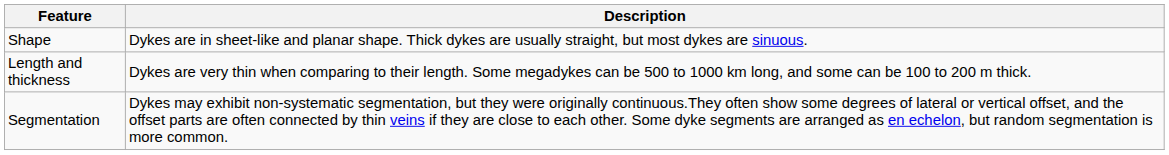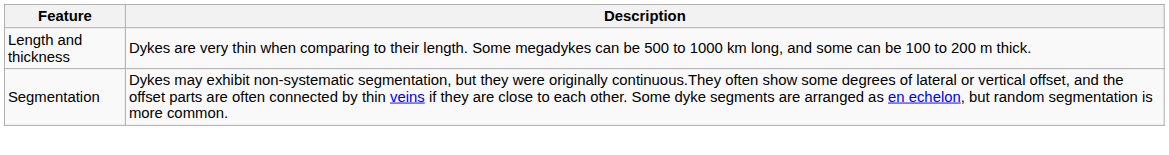- row: (29, 39)
